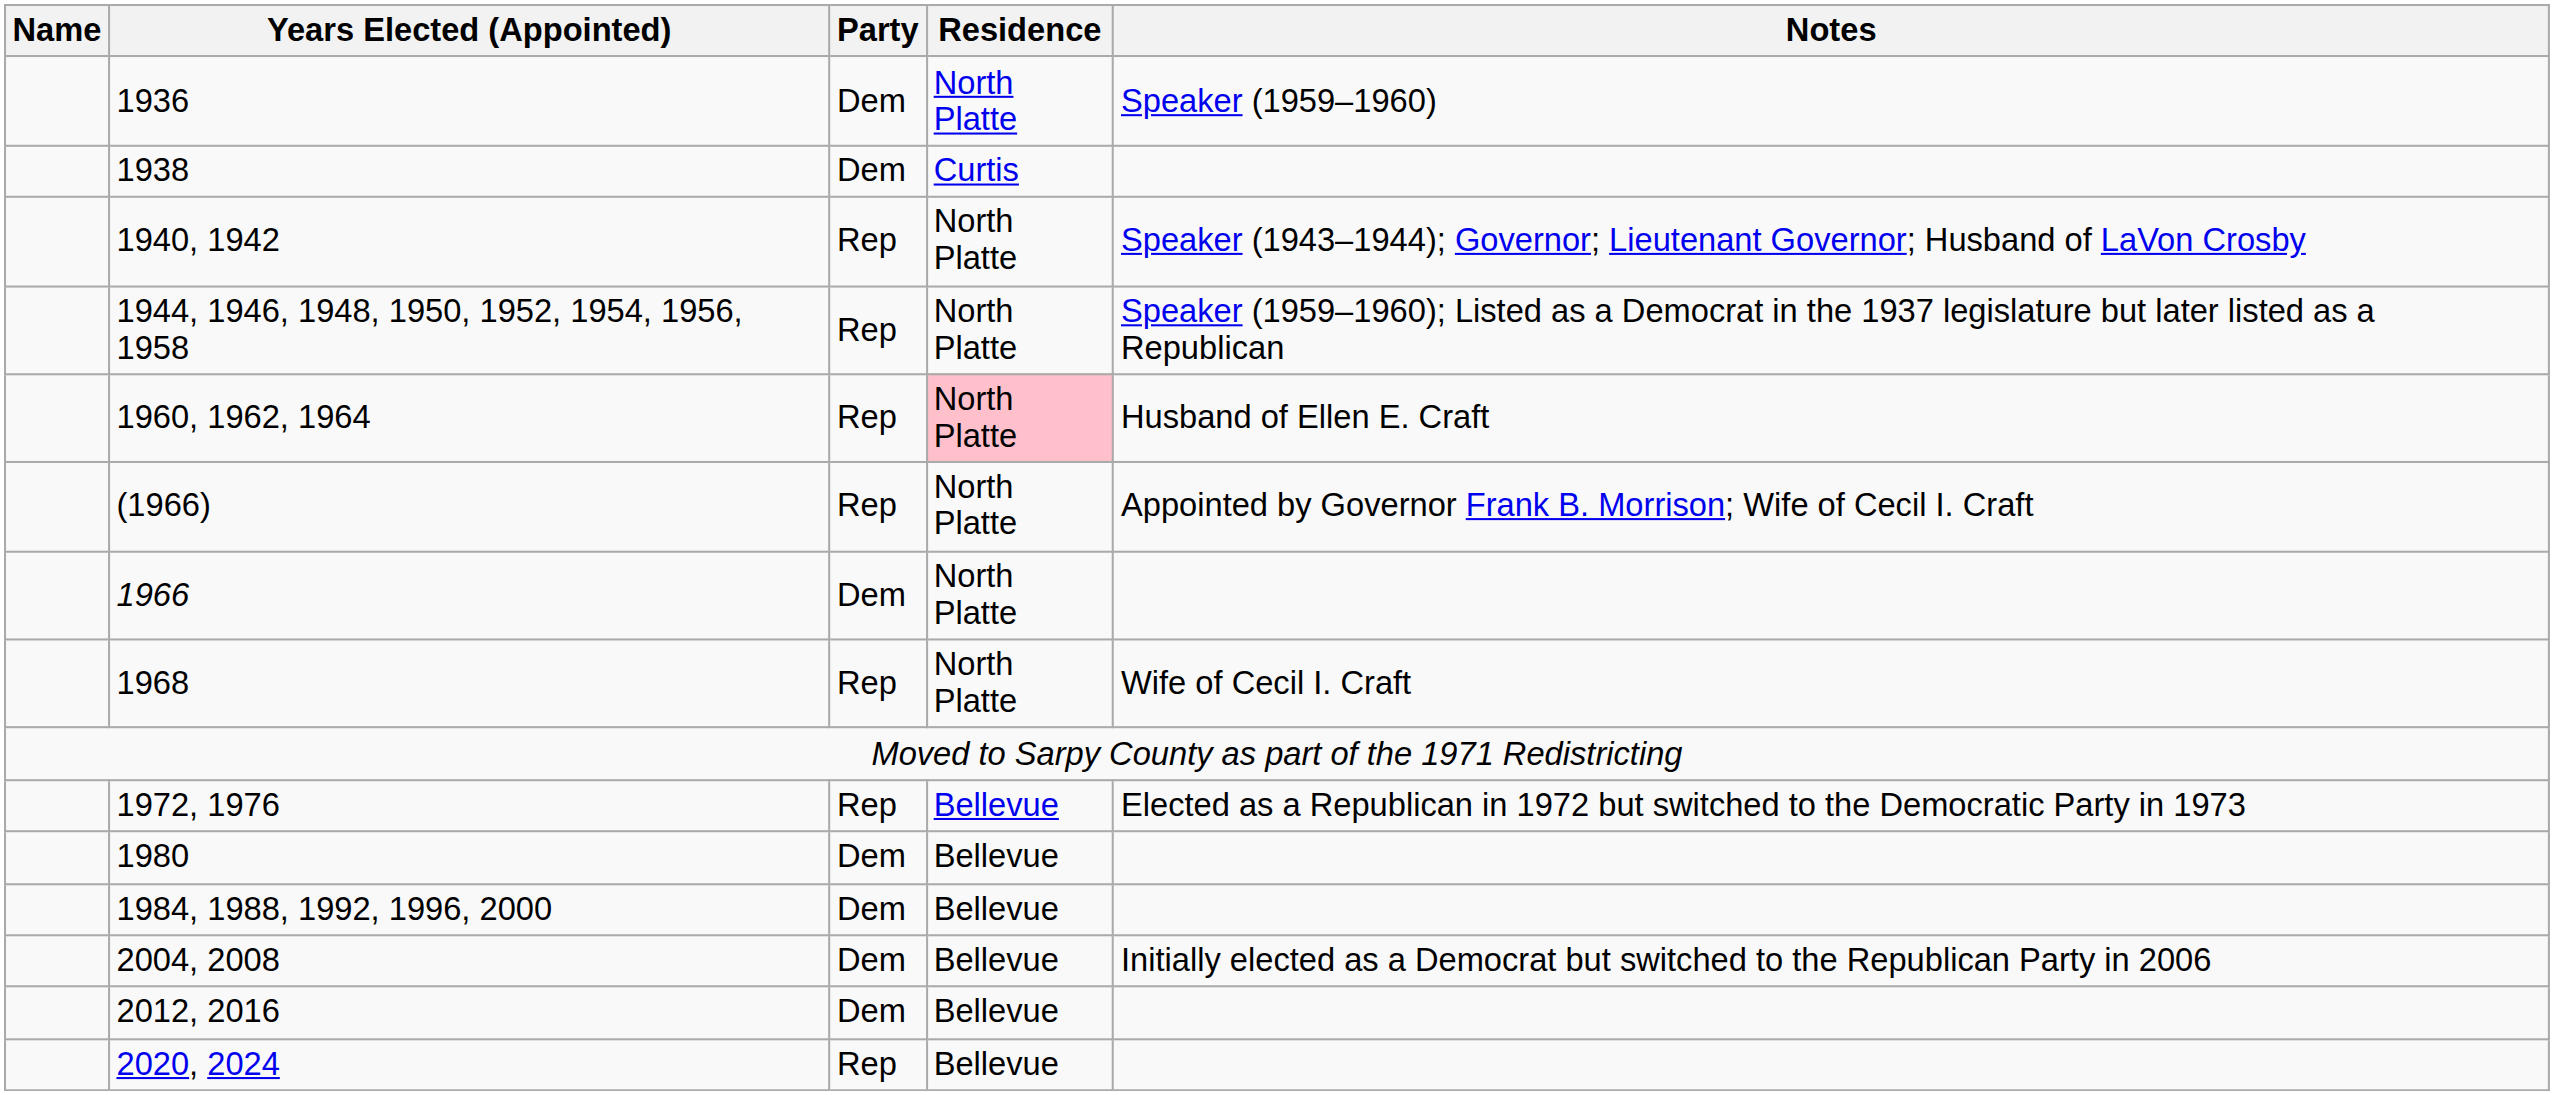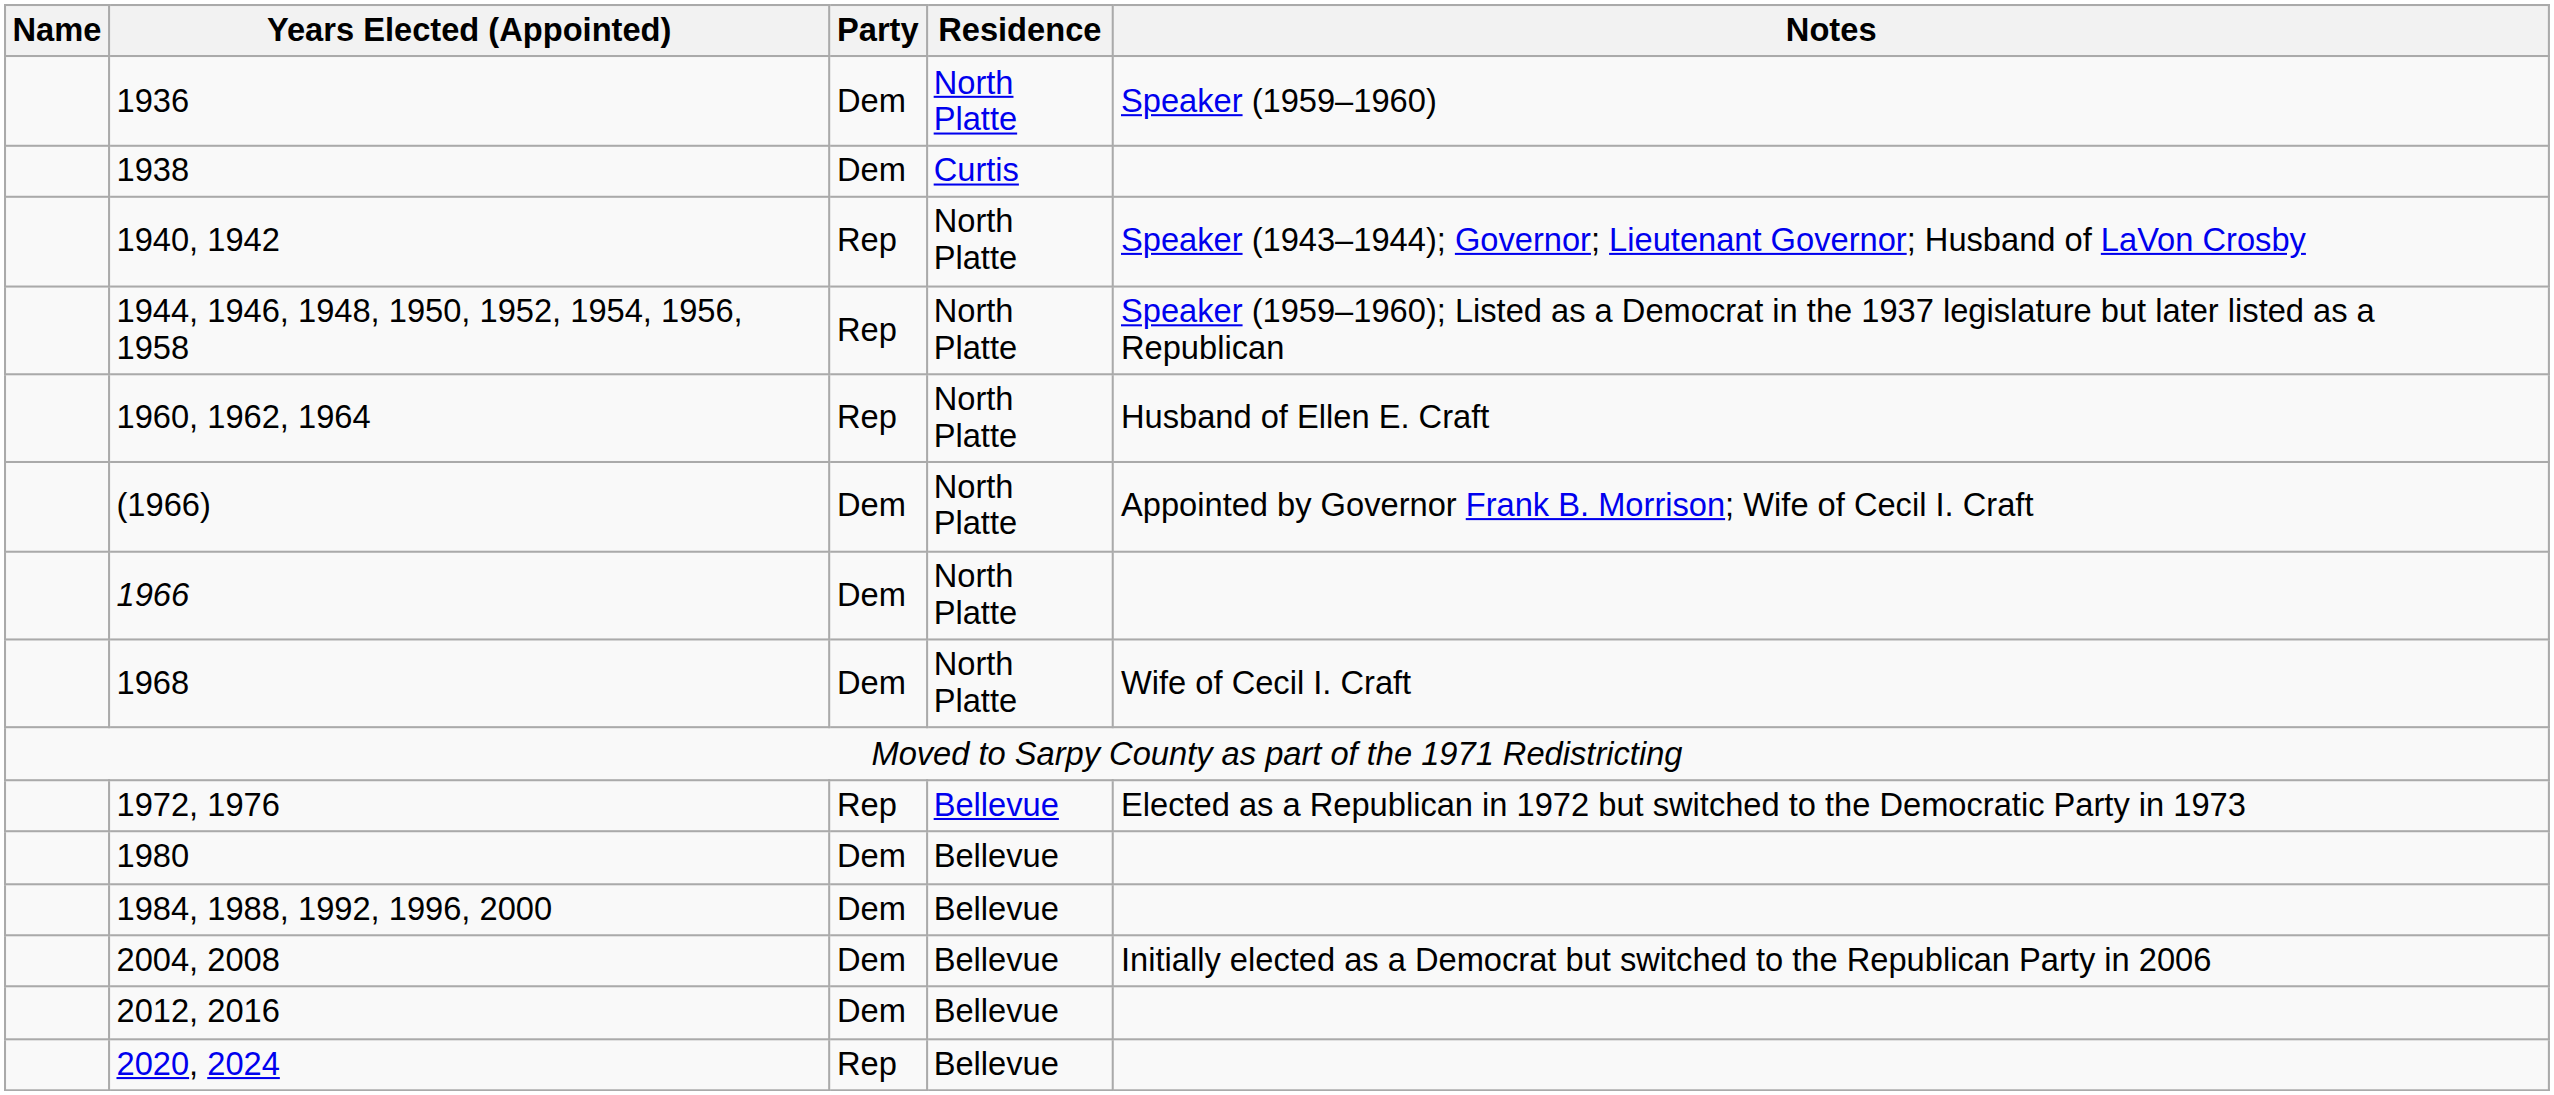(975, 417) pink background -> (975, 417) no background
(867, 506) Rep -> (871, 506) Dem
(867, 683) Rep -> (871, 683) Dem
